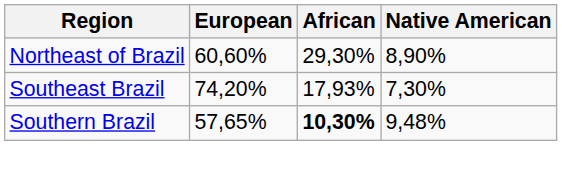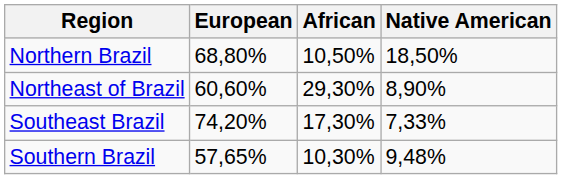+ row: (81, 55)
(338, 88) 17,93% -> (338, 122) 17,30%
(416, 88) 7,30% -> (416, 122) 7,33%
(338, 122) bold -> (338, 156) normal
